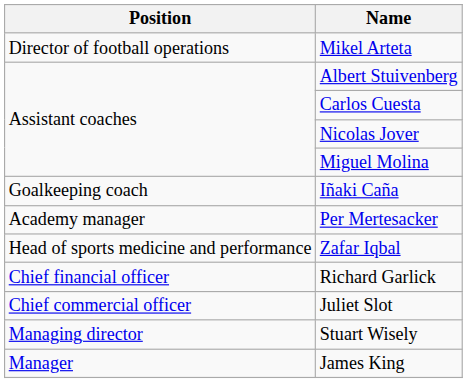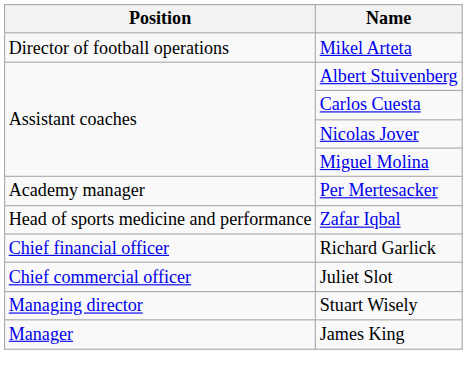- row: (359, 190)
